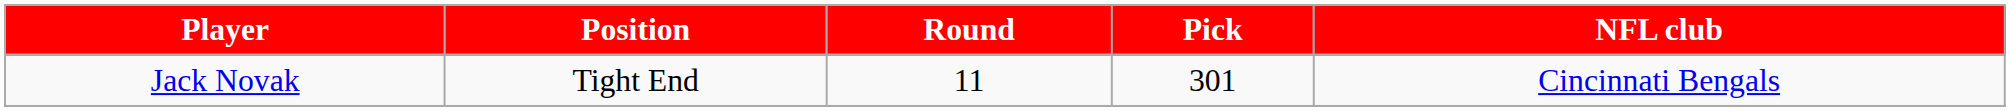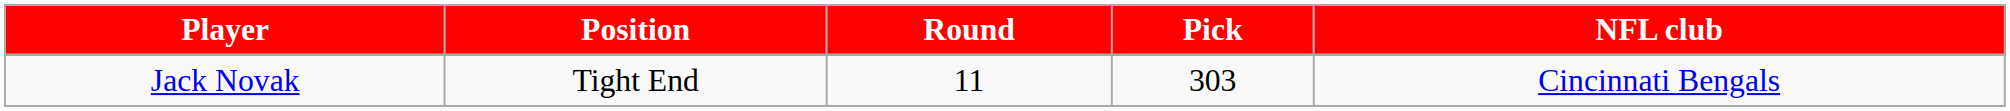(1213, 79) 301 -> (1213, 79) 303
